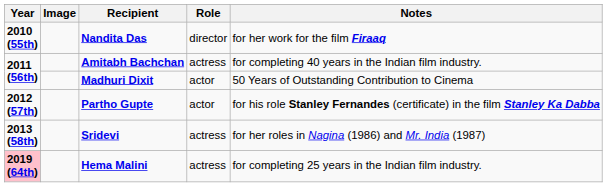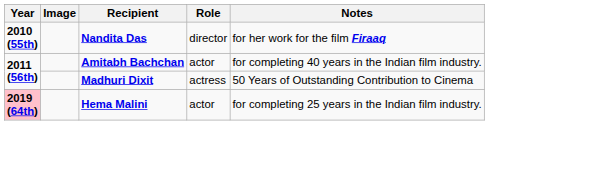(208, 62) actress -> (202, 62) actor
(202, 80) actor -> (208, 80) actress
- row: (117, 104)
- row: (100, 135)
(208, 166) actress -> (202, 104) actor
